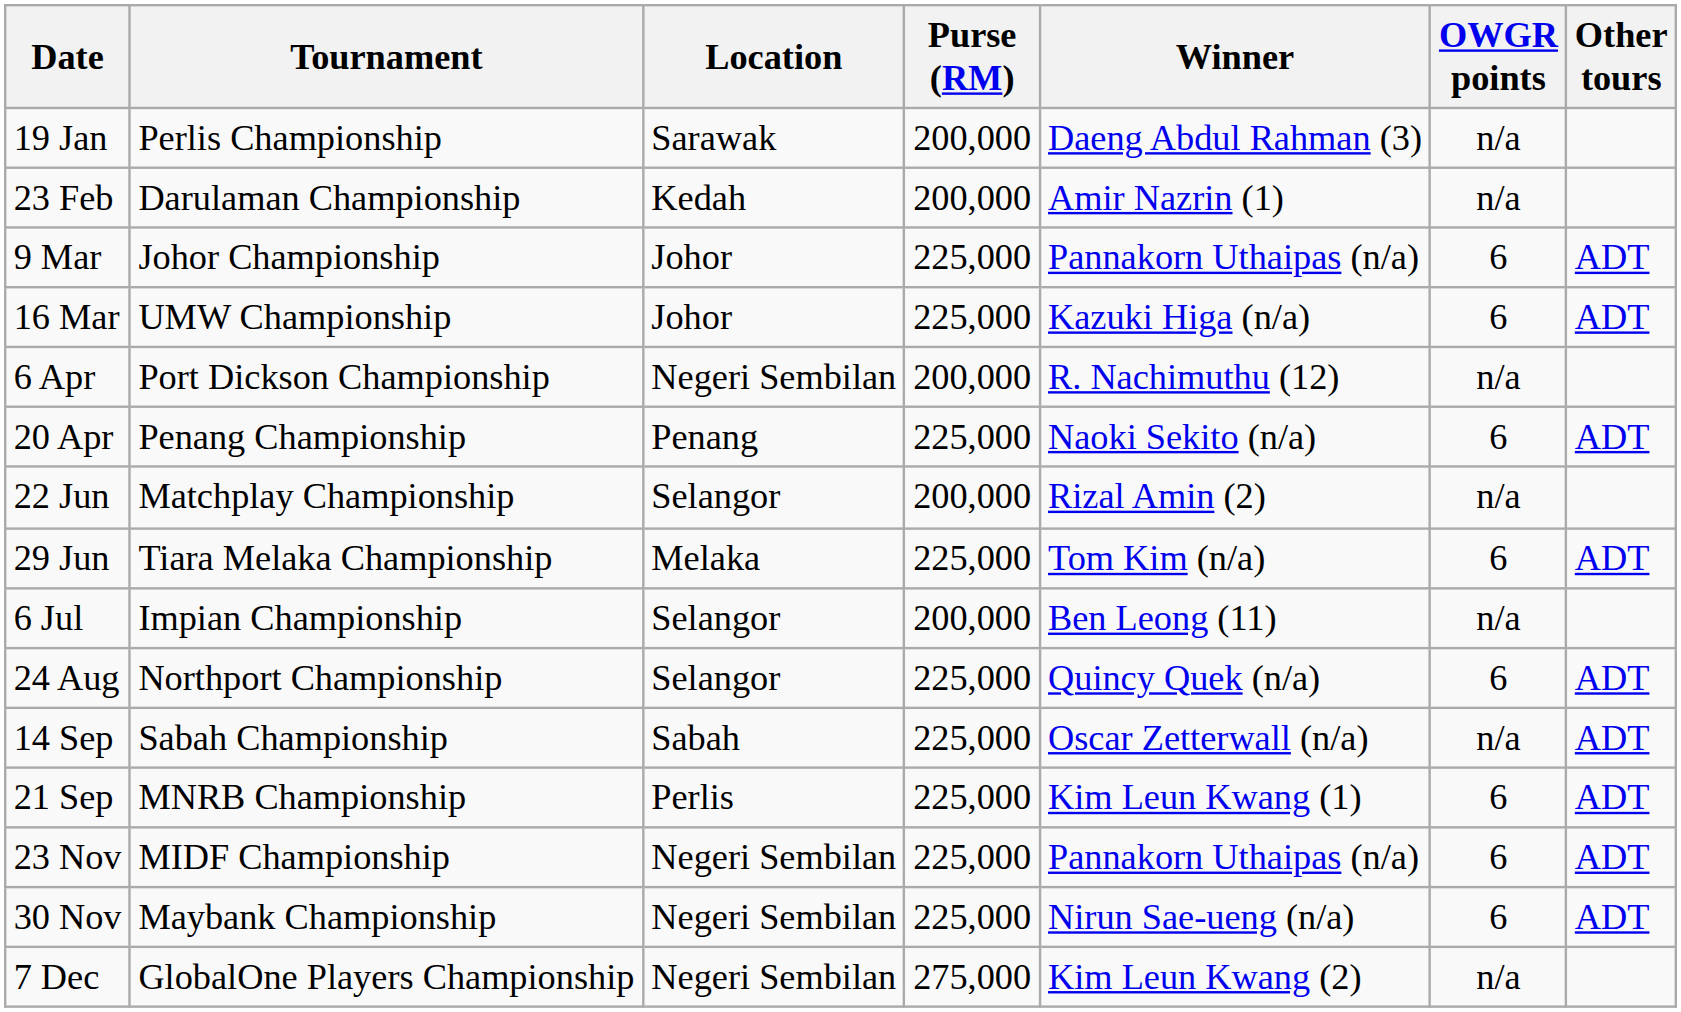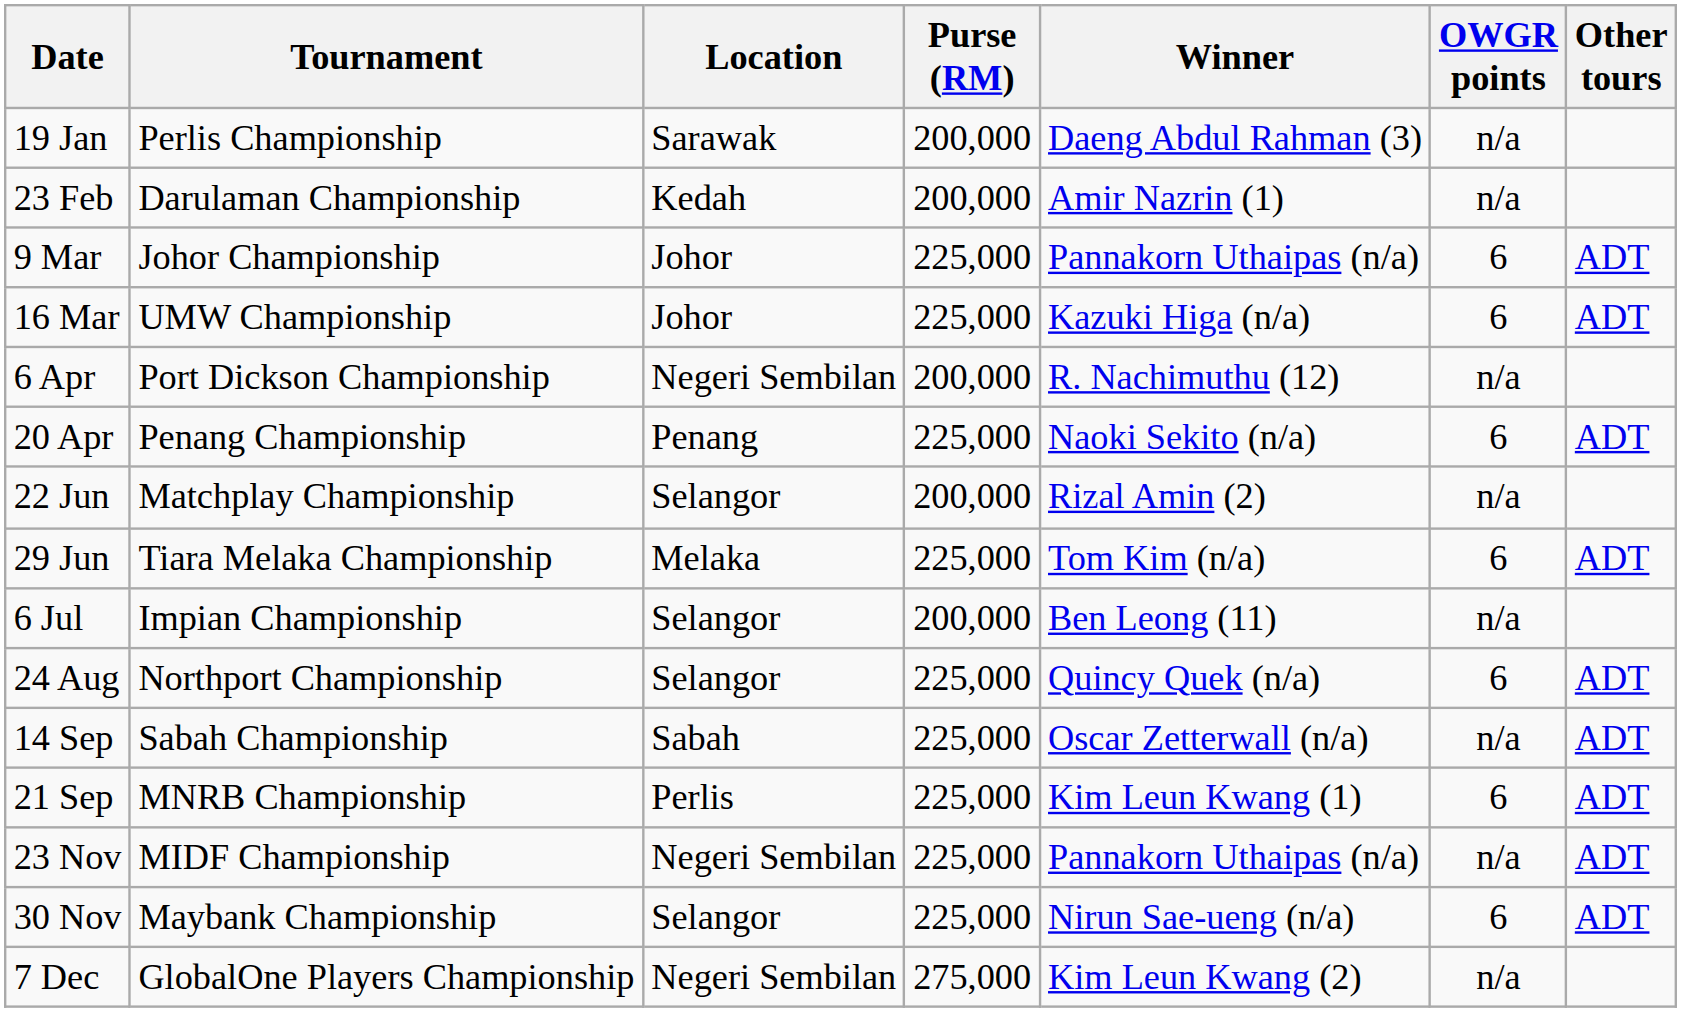(1498, 856) 6 -> (1498, 856) n/a
(774, 916) Negeri Sembilan -> (716, 916) Selangor
